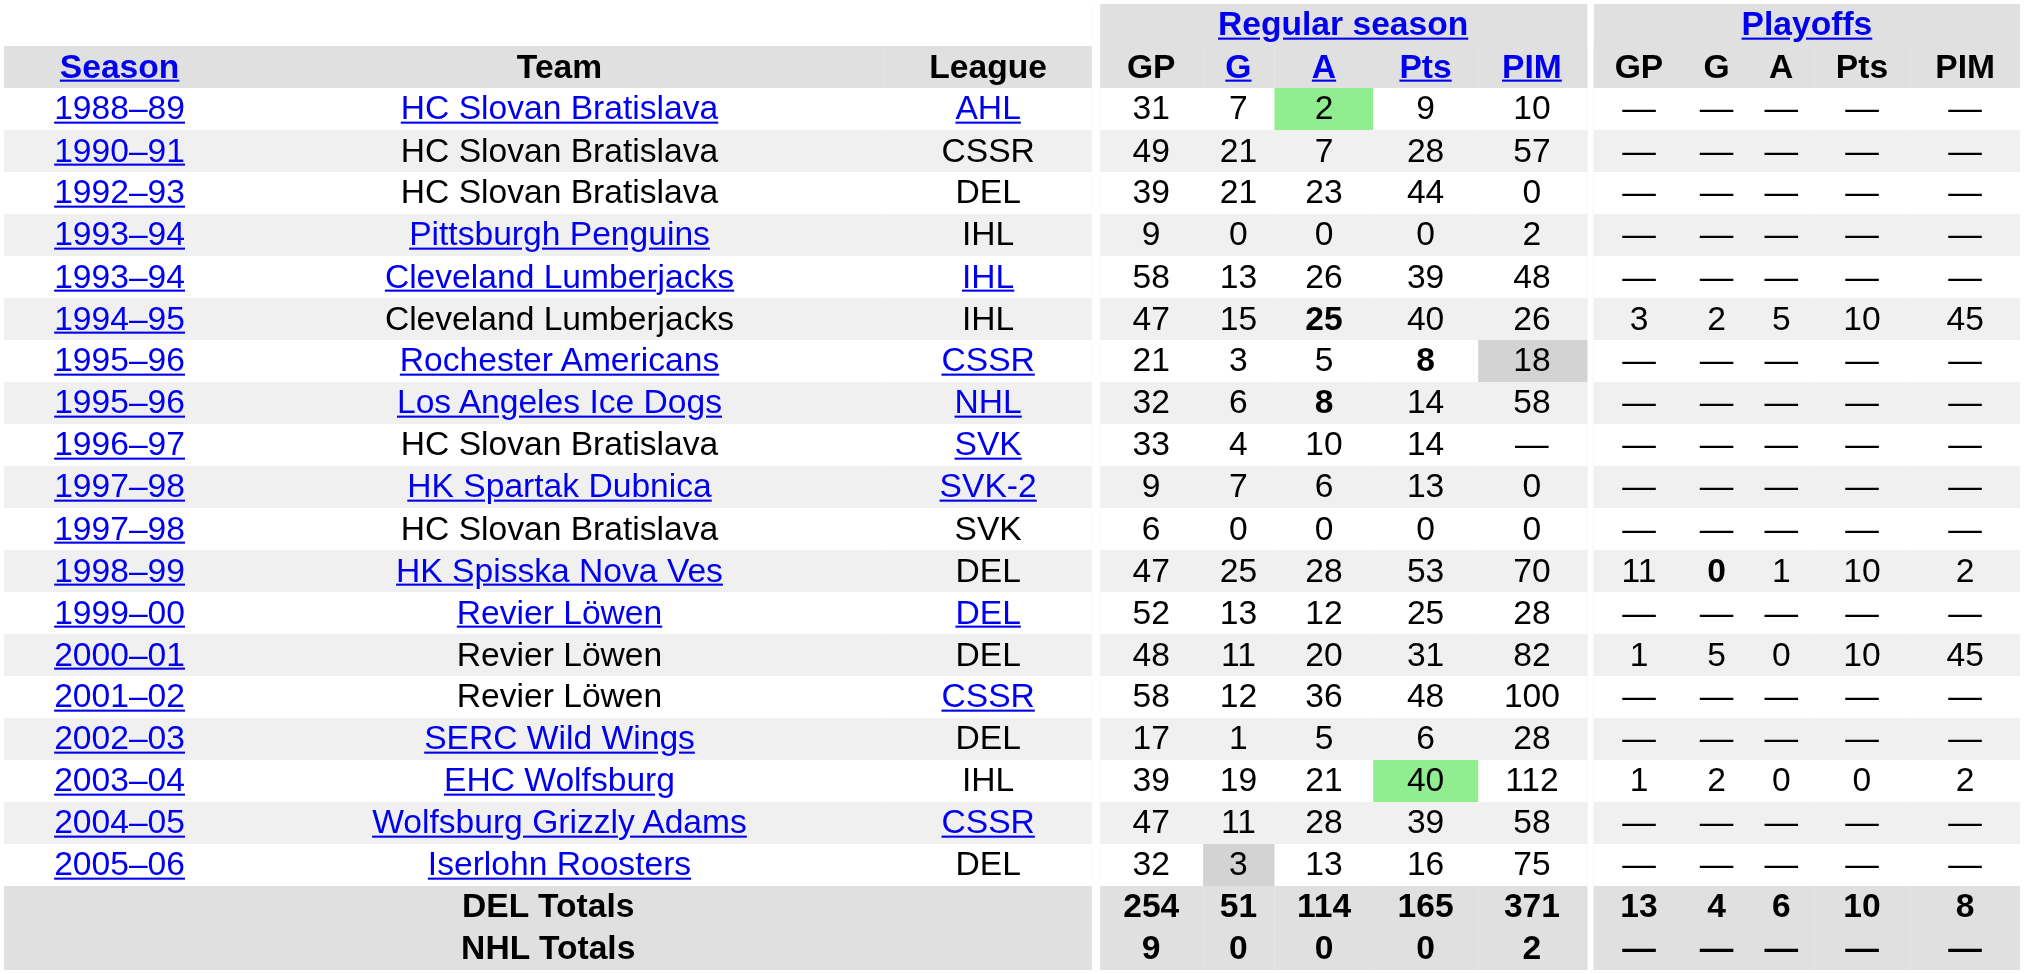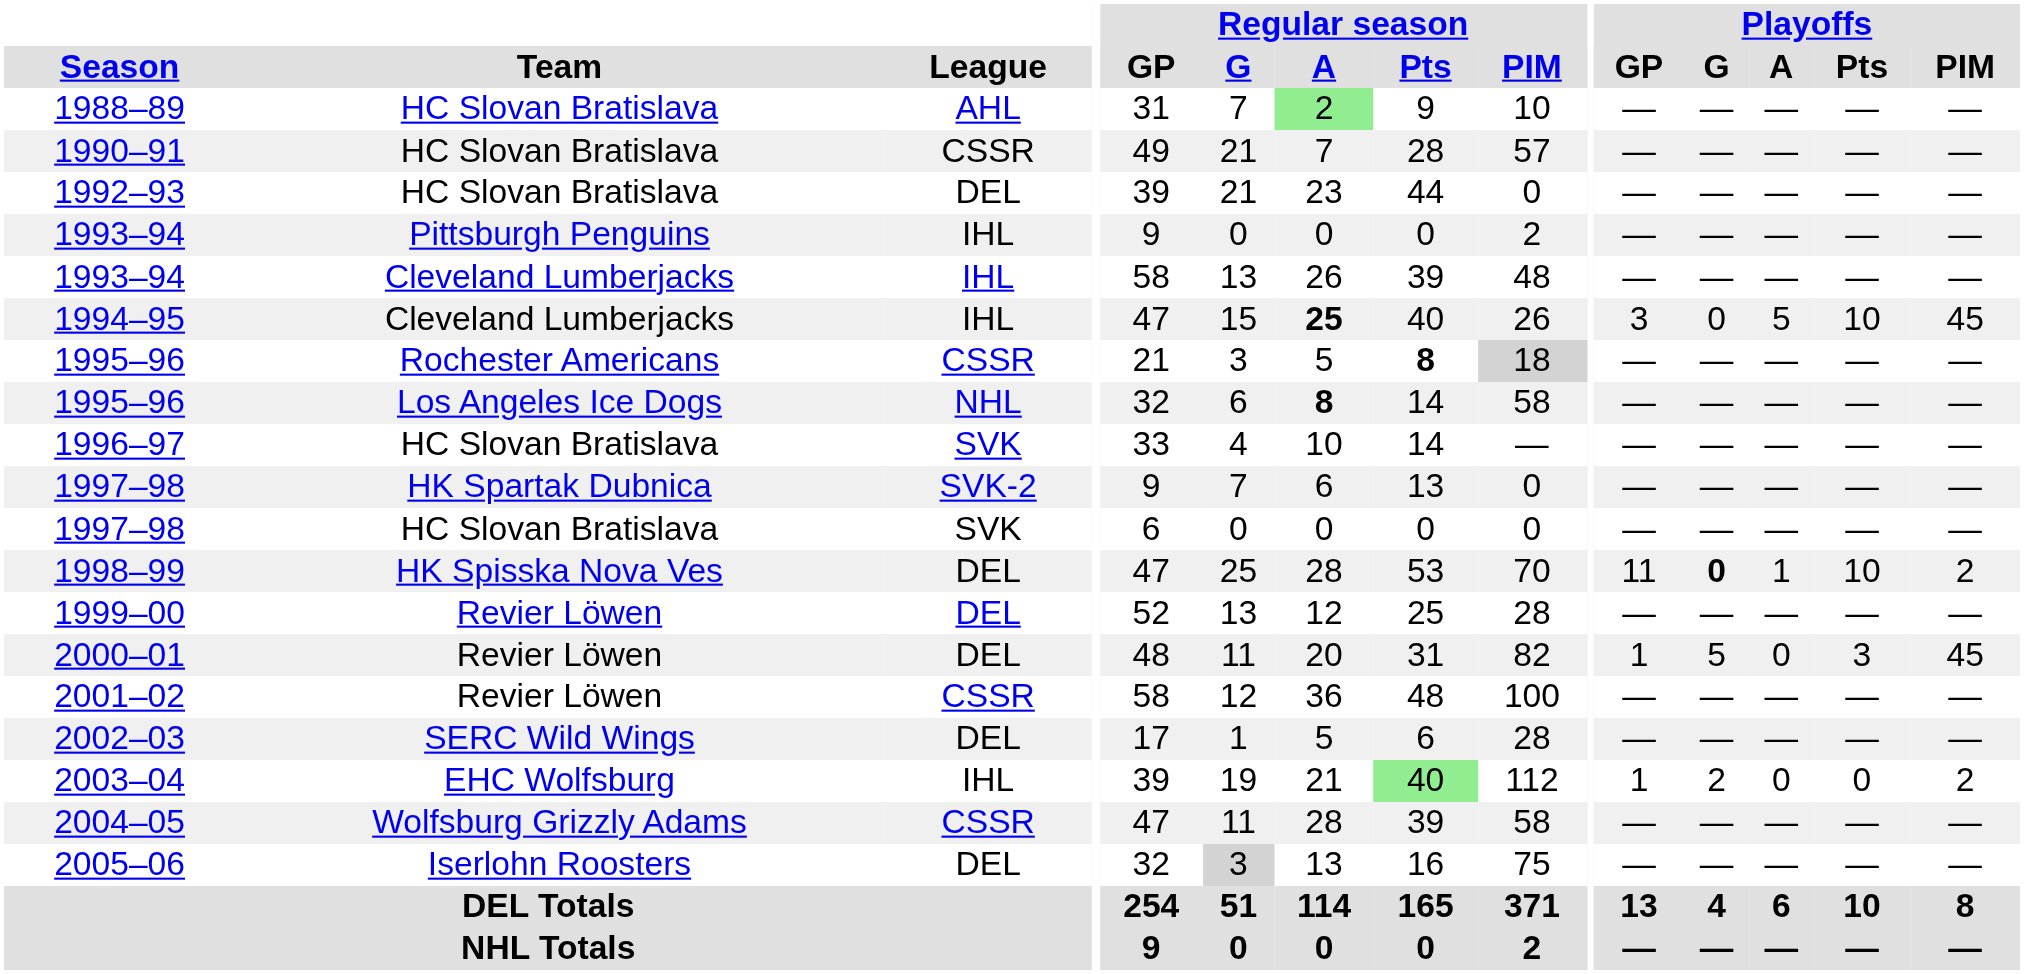(1717, 318) 2 -> (1717, 318) 0
(1862, 654) 10 -> (1862, 654) 3
